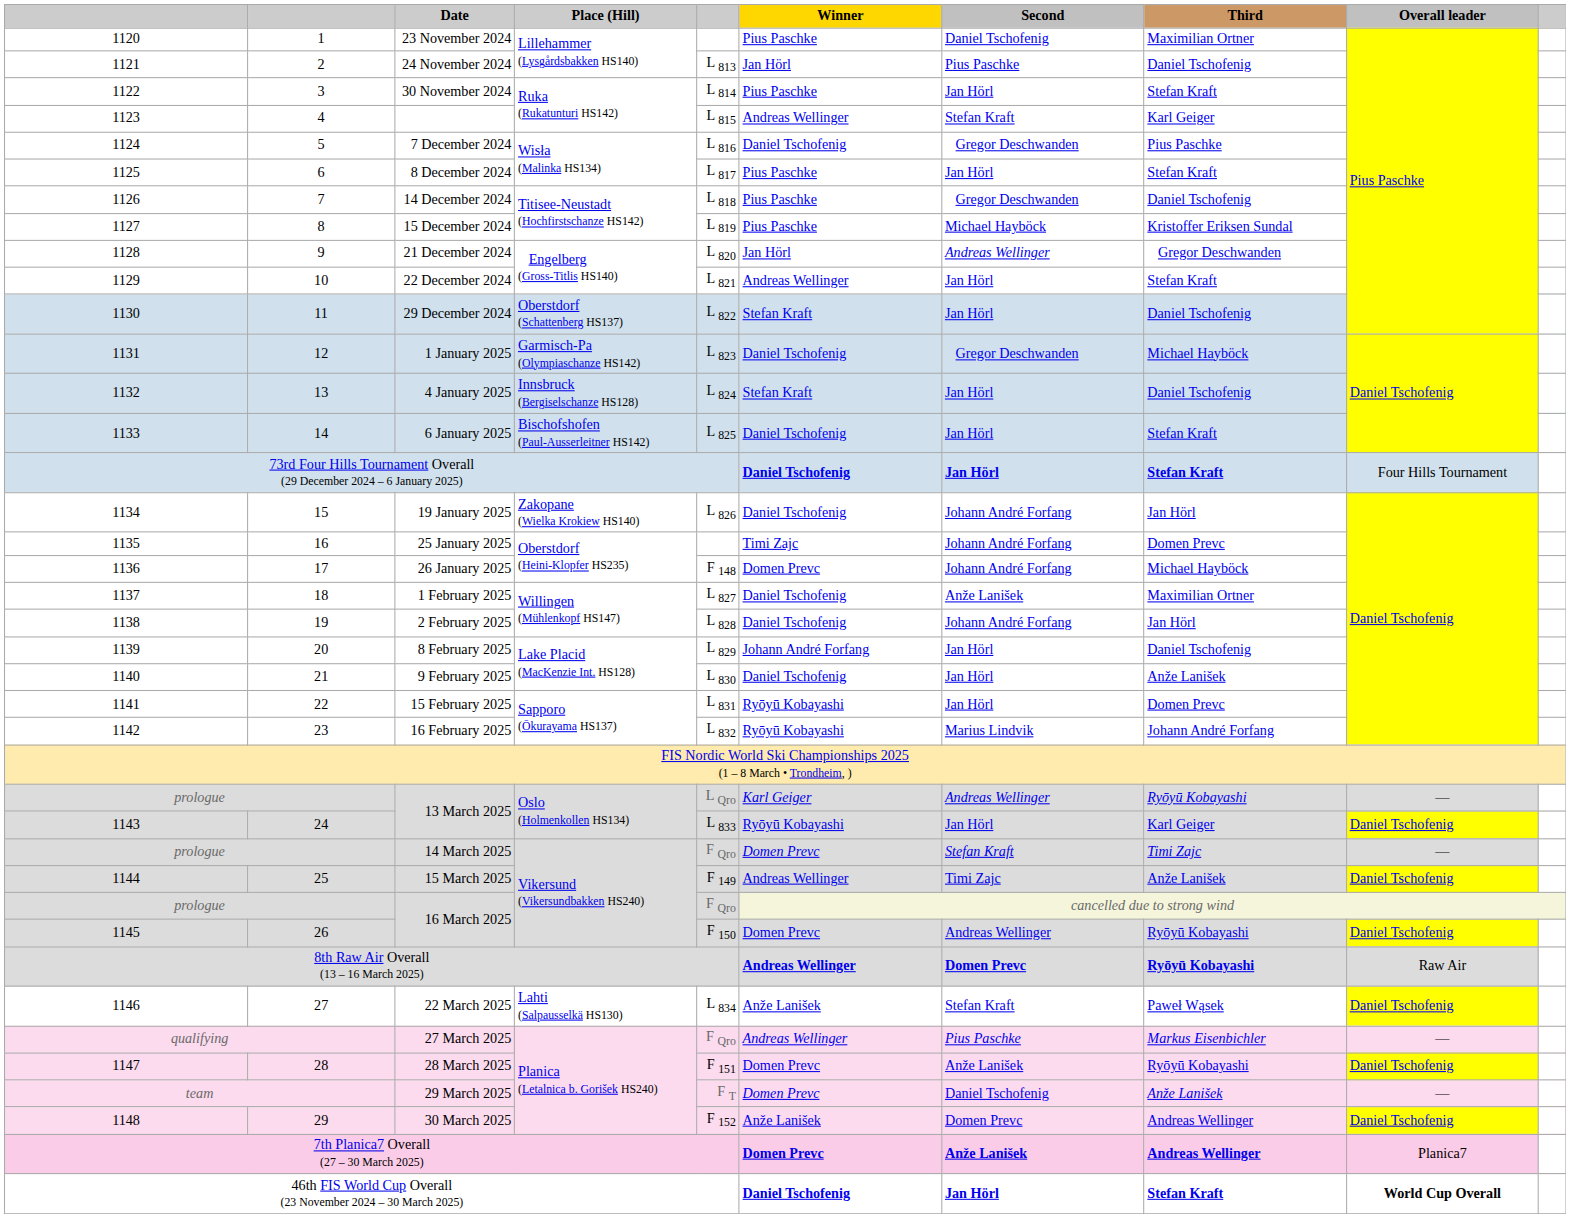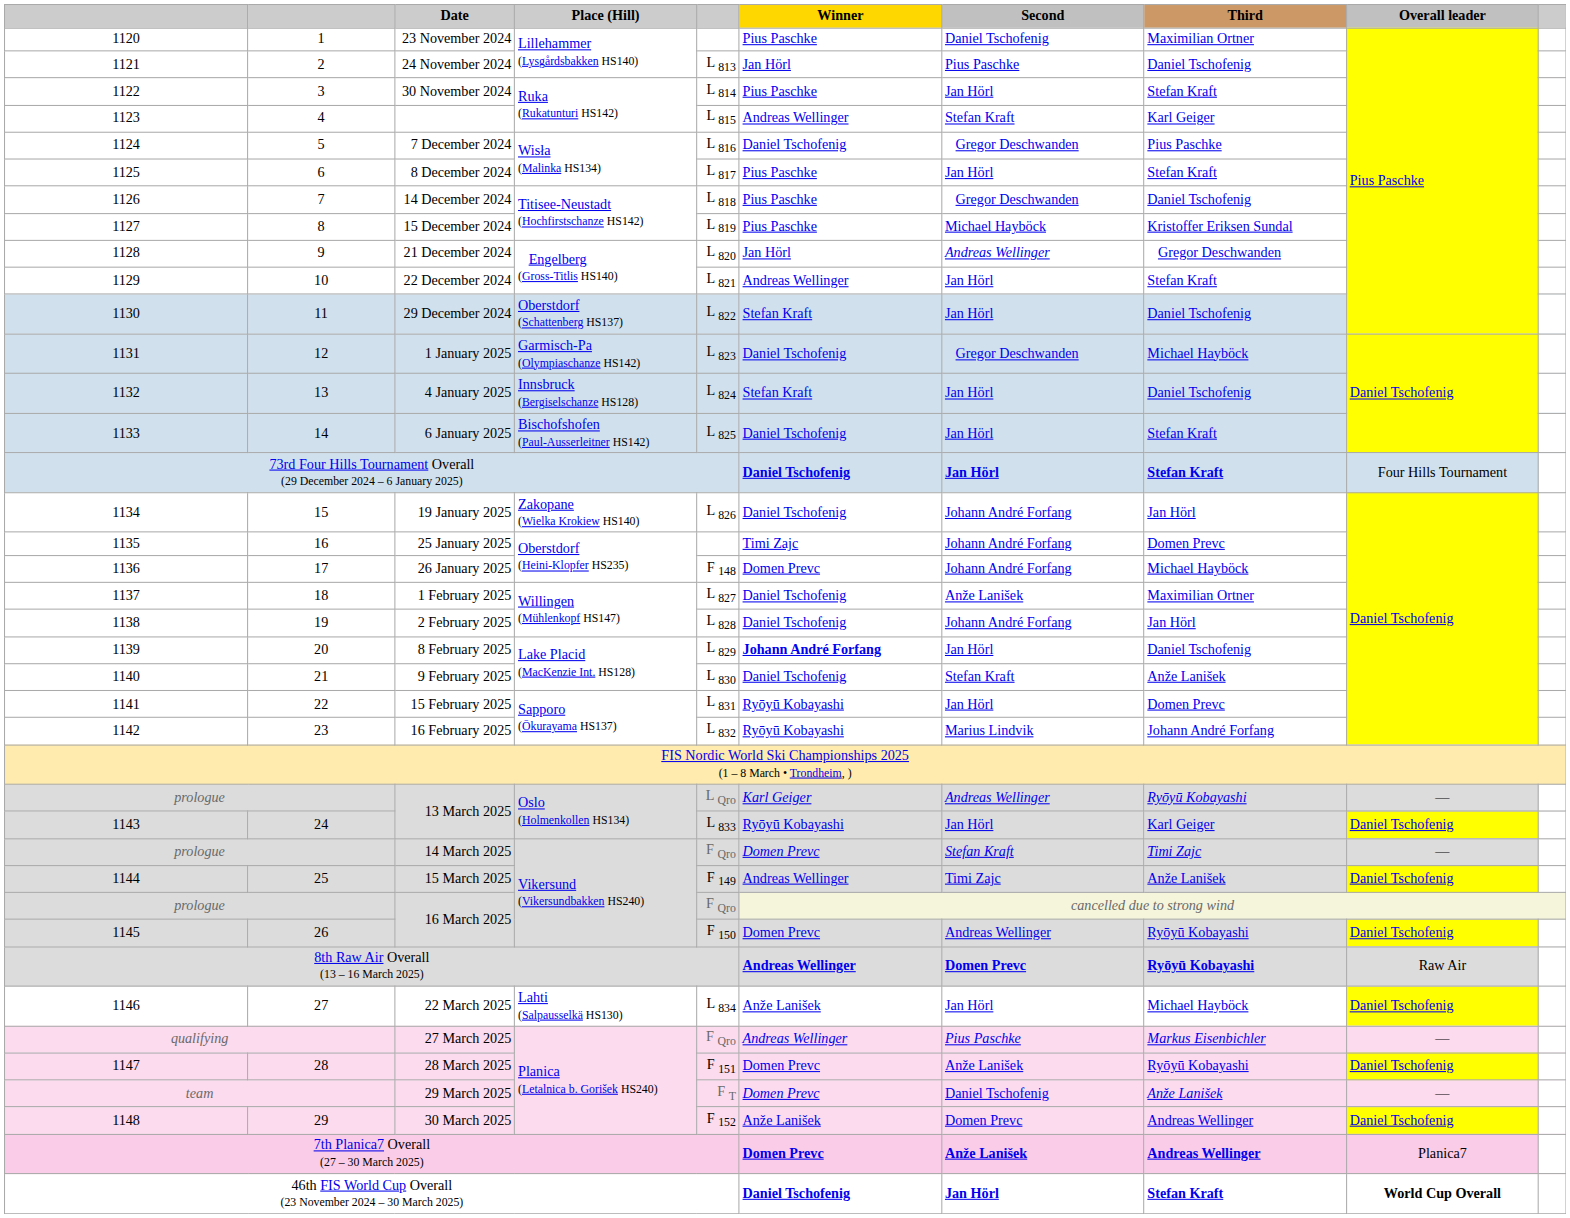(806, 649) normal -> (812, 649) bold
(969, 676) Jan Hörl -> (980, 676) Stefan Kraft
(980, 1005) Stefan Kraft -> (969, 1005) Jan Hörl
(1186, 1005) Paweł Wąsek -> (1198, 1005) Michael Hayböck
